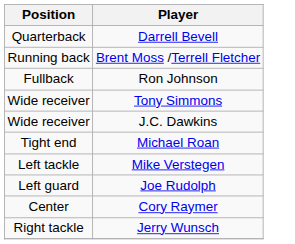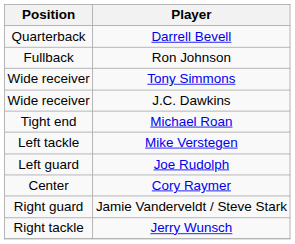- row: (178, 57)
+ row: (191, 206)
